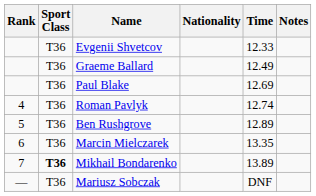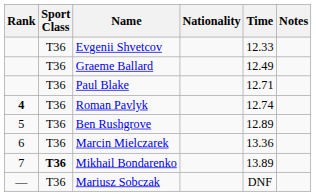(260, 85) 12.69 -> (260, 85) 12.71
(21, 104) normal -> (21, 104) bold
(260, 143) 13.35 -> (260, 143) 13.36
